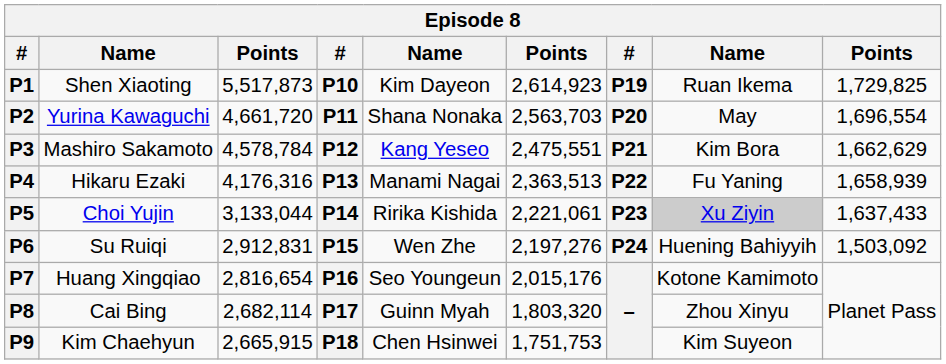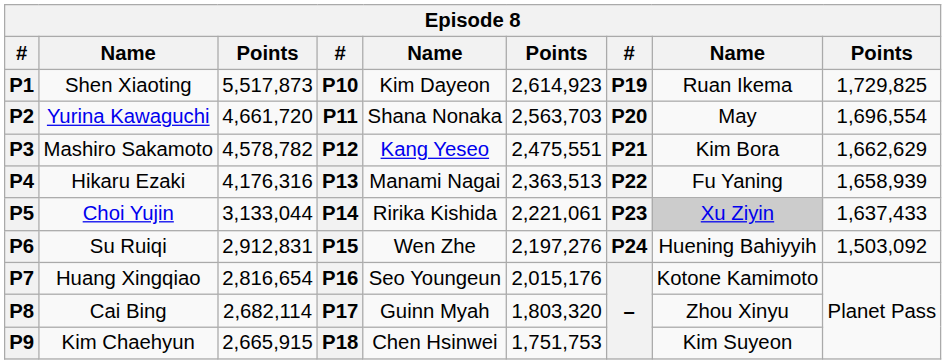(268, 149) 4,578,784 -> (268, 149) 4,578,782
